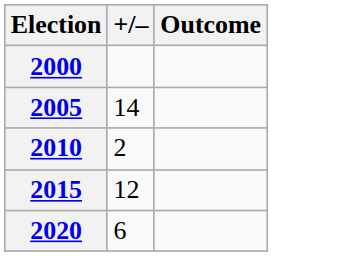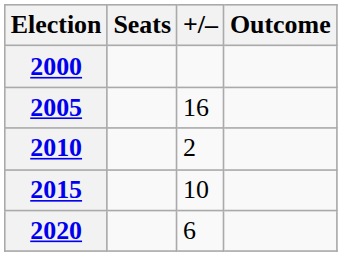+ column: (142, 25)
(126, 107) 14 -> (196, 107) 16
(126, 189) 12 -> (196, 189) 10
